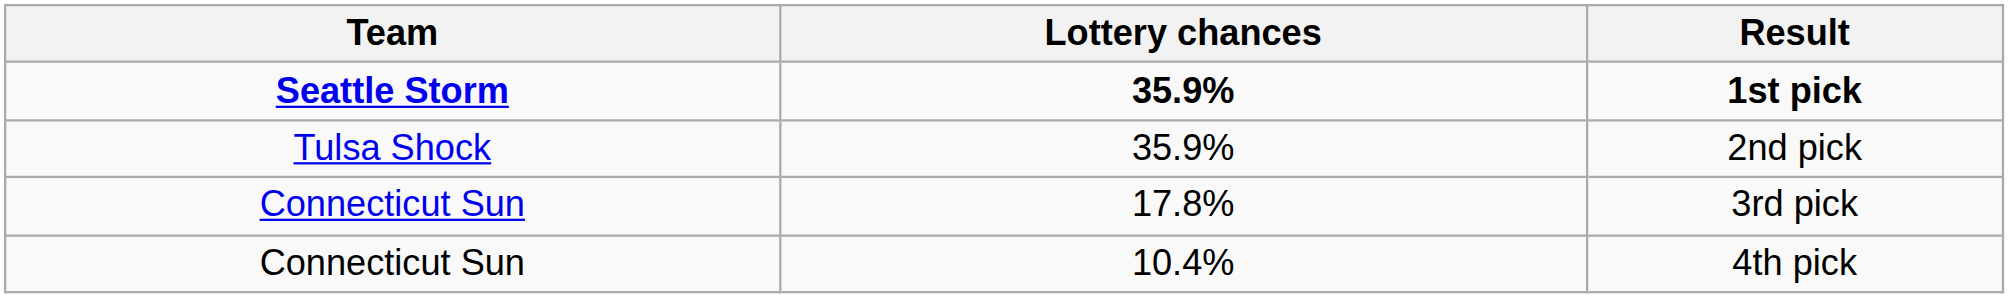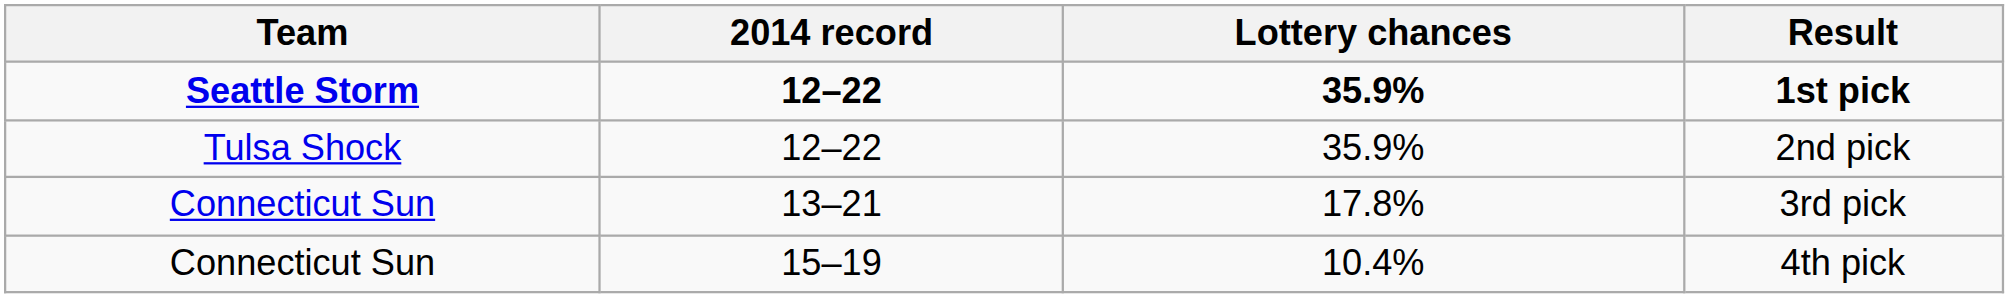+ column: (832, 33)
